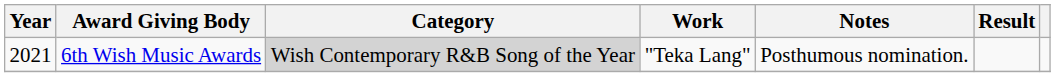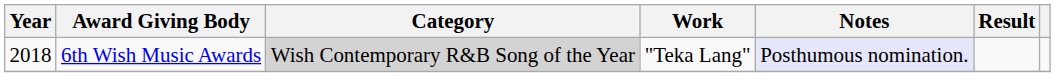(30, 54) 2021 -> (30, 54) 2018
(864, 54) no background -> (864, 54) lavender background
